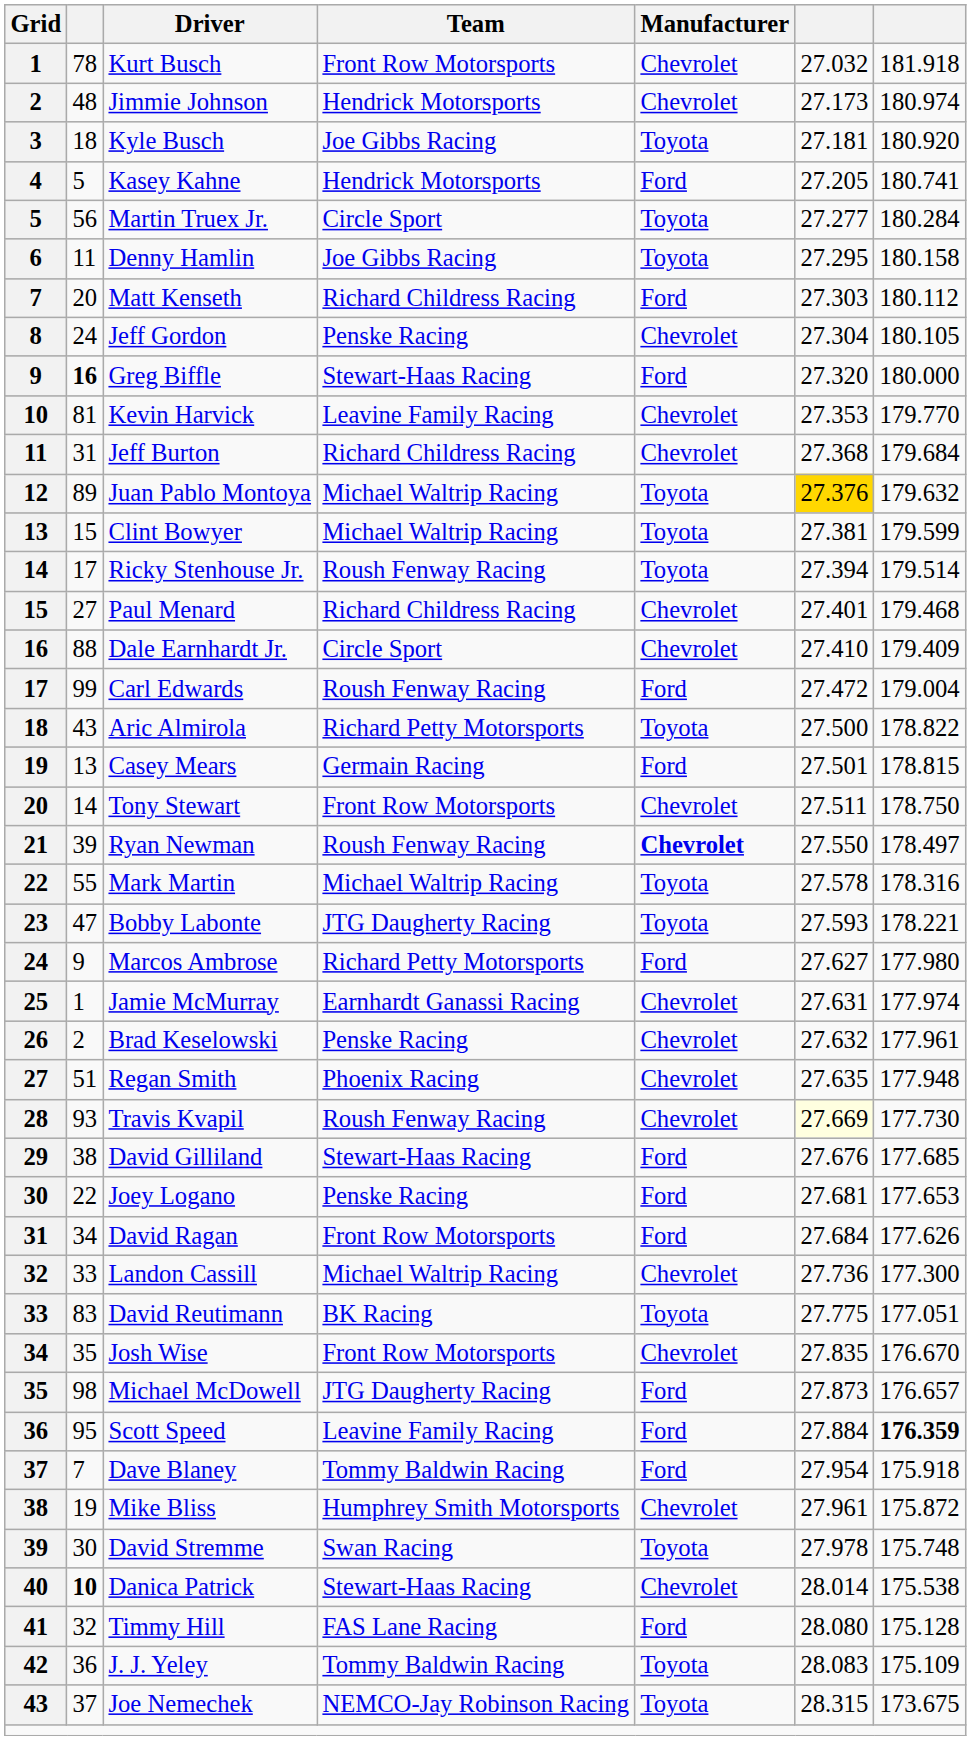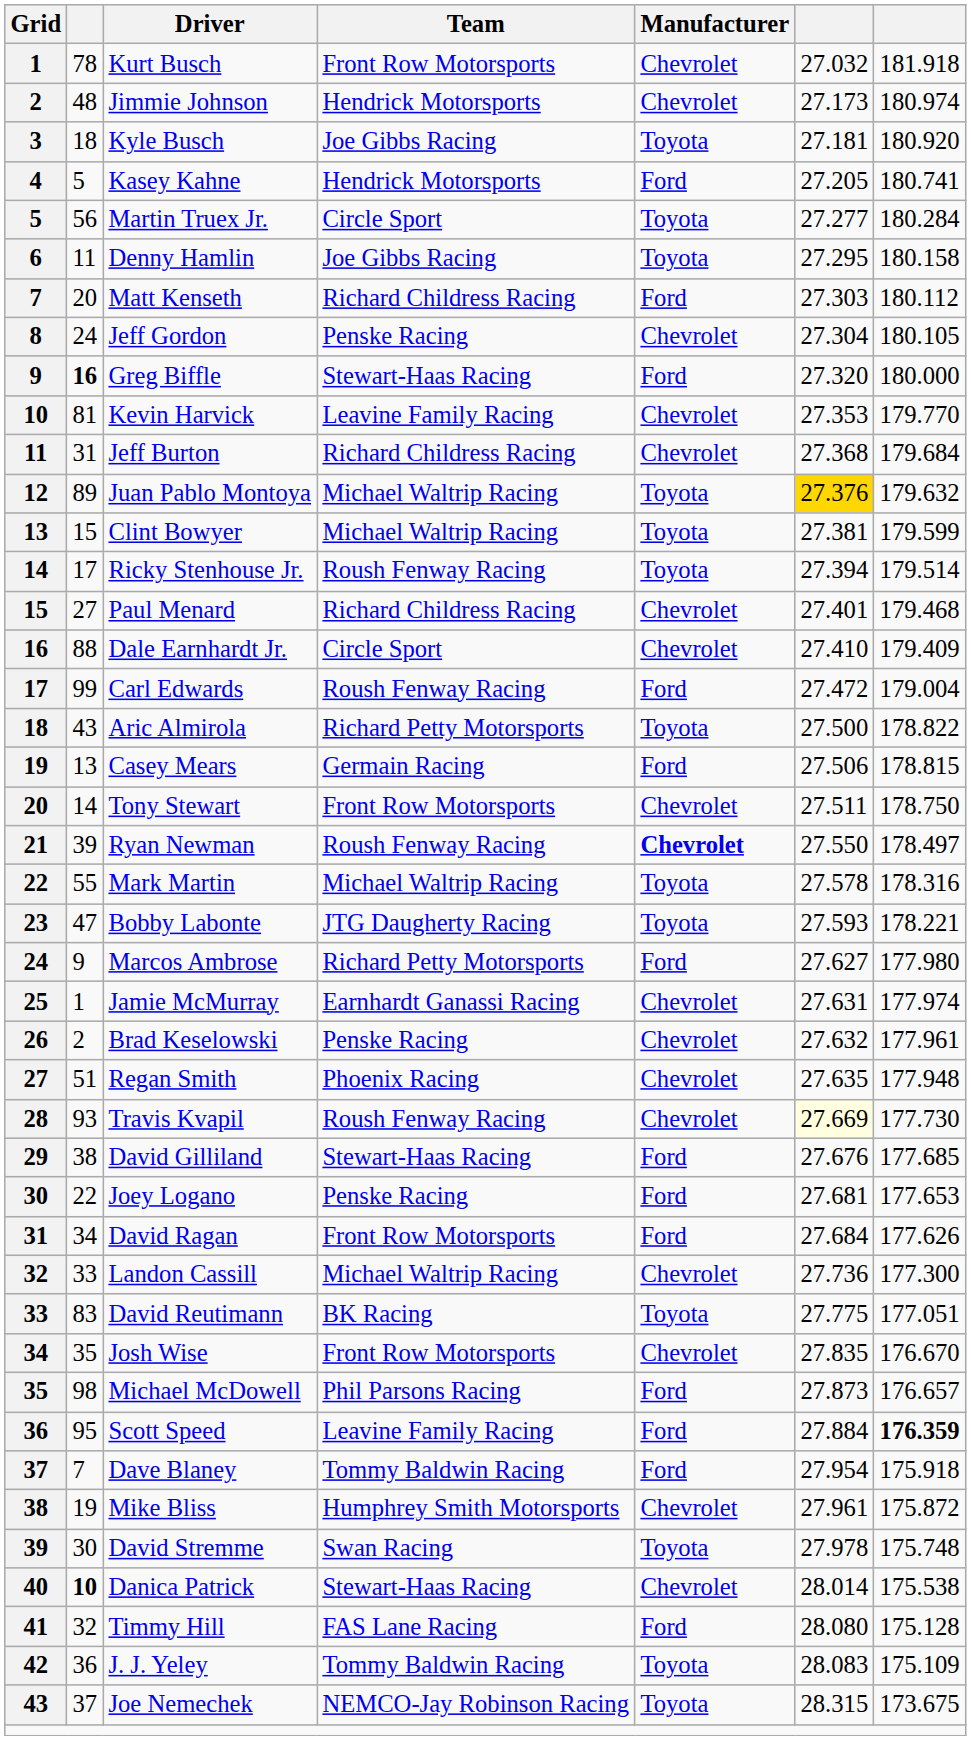(834, 766) 27.501 -> (834, 766) 27.506
(437, 1391) JTG Daugherty Racing -> (422, 1391) Phil Parsons Racing
